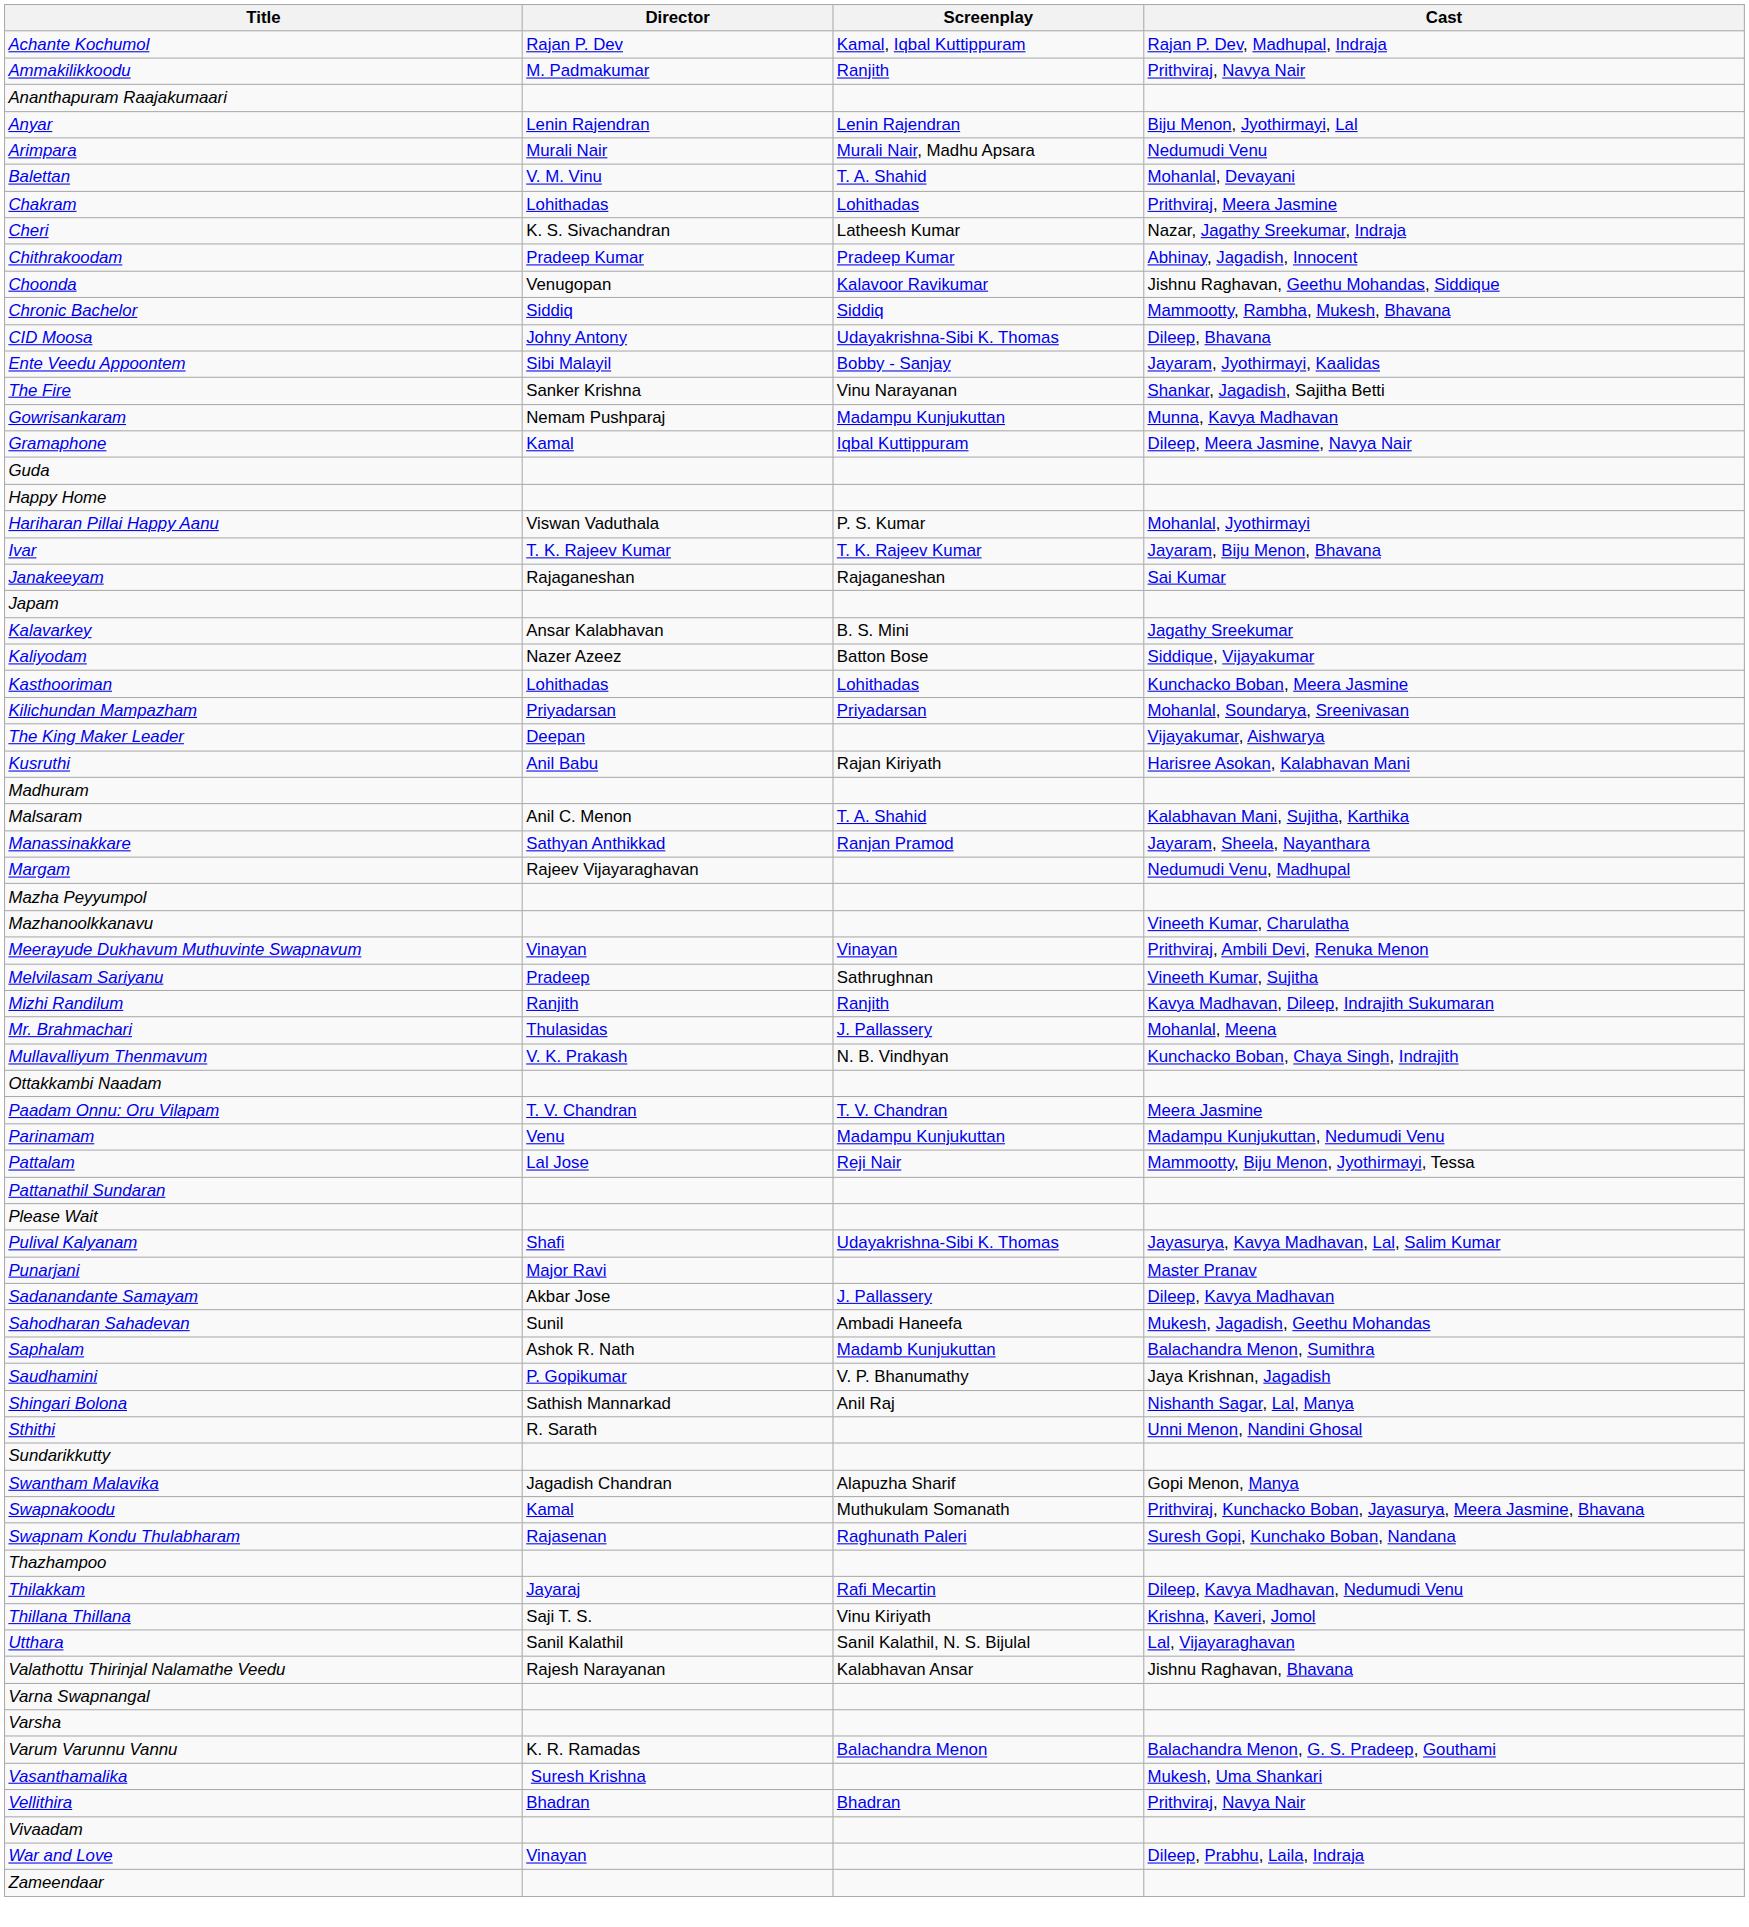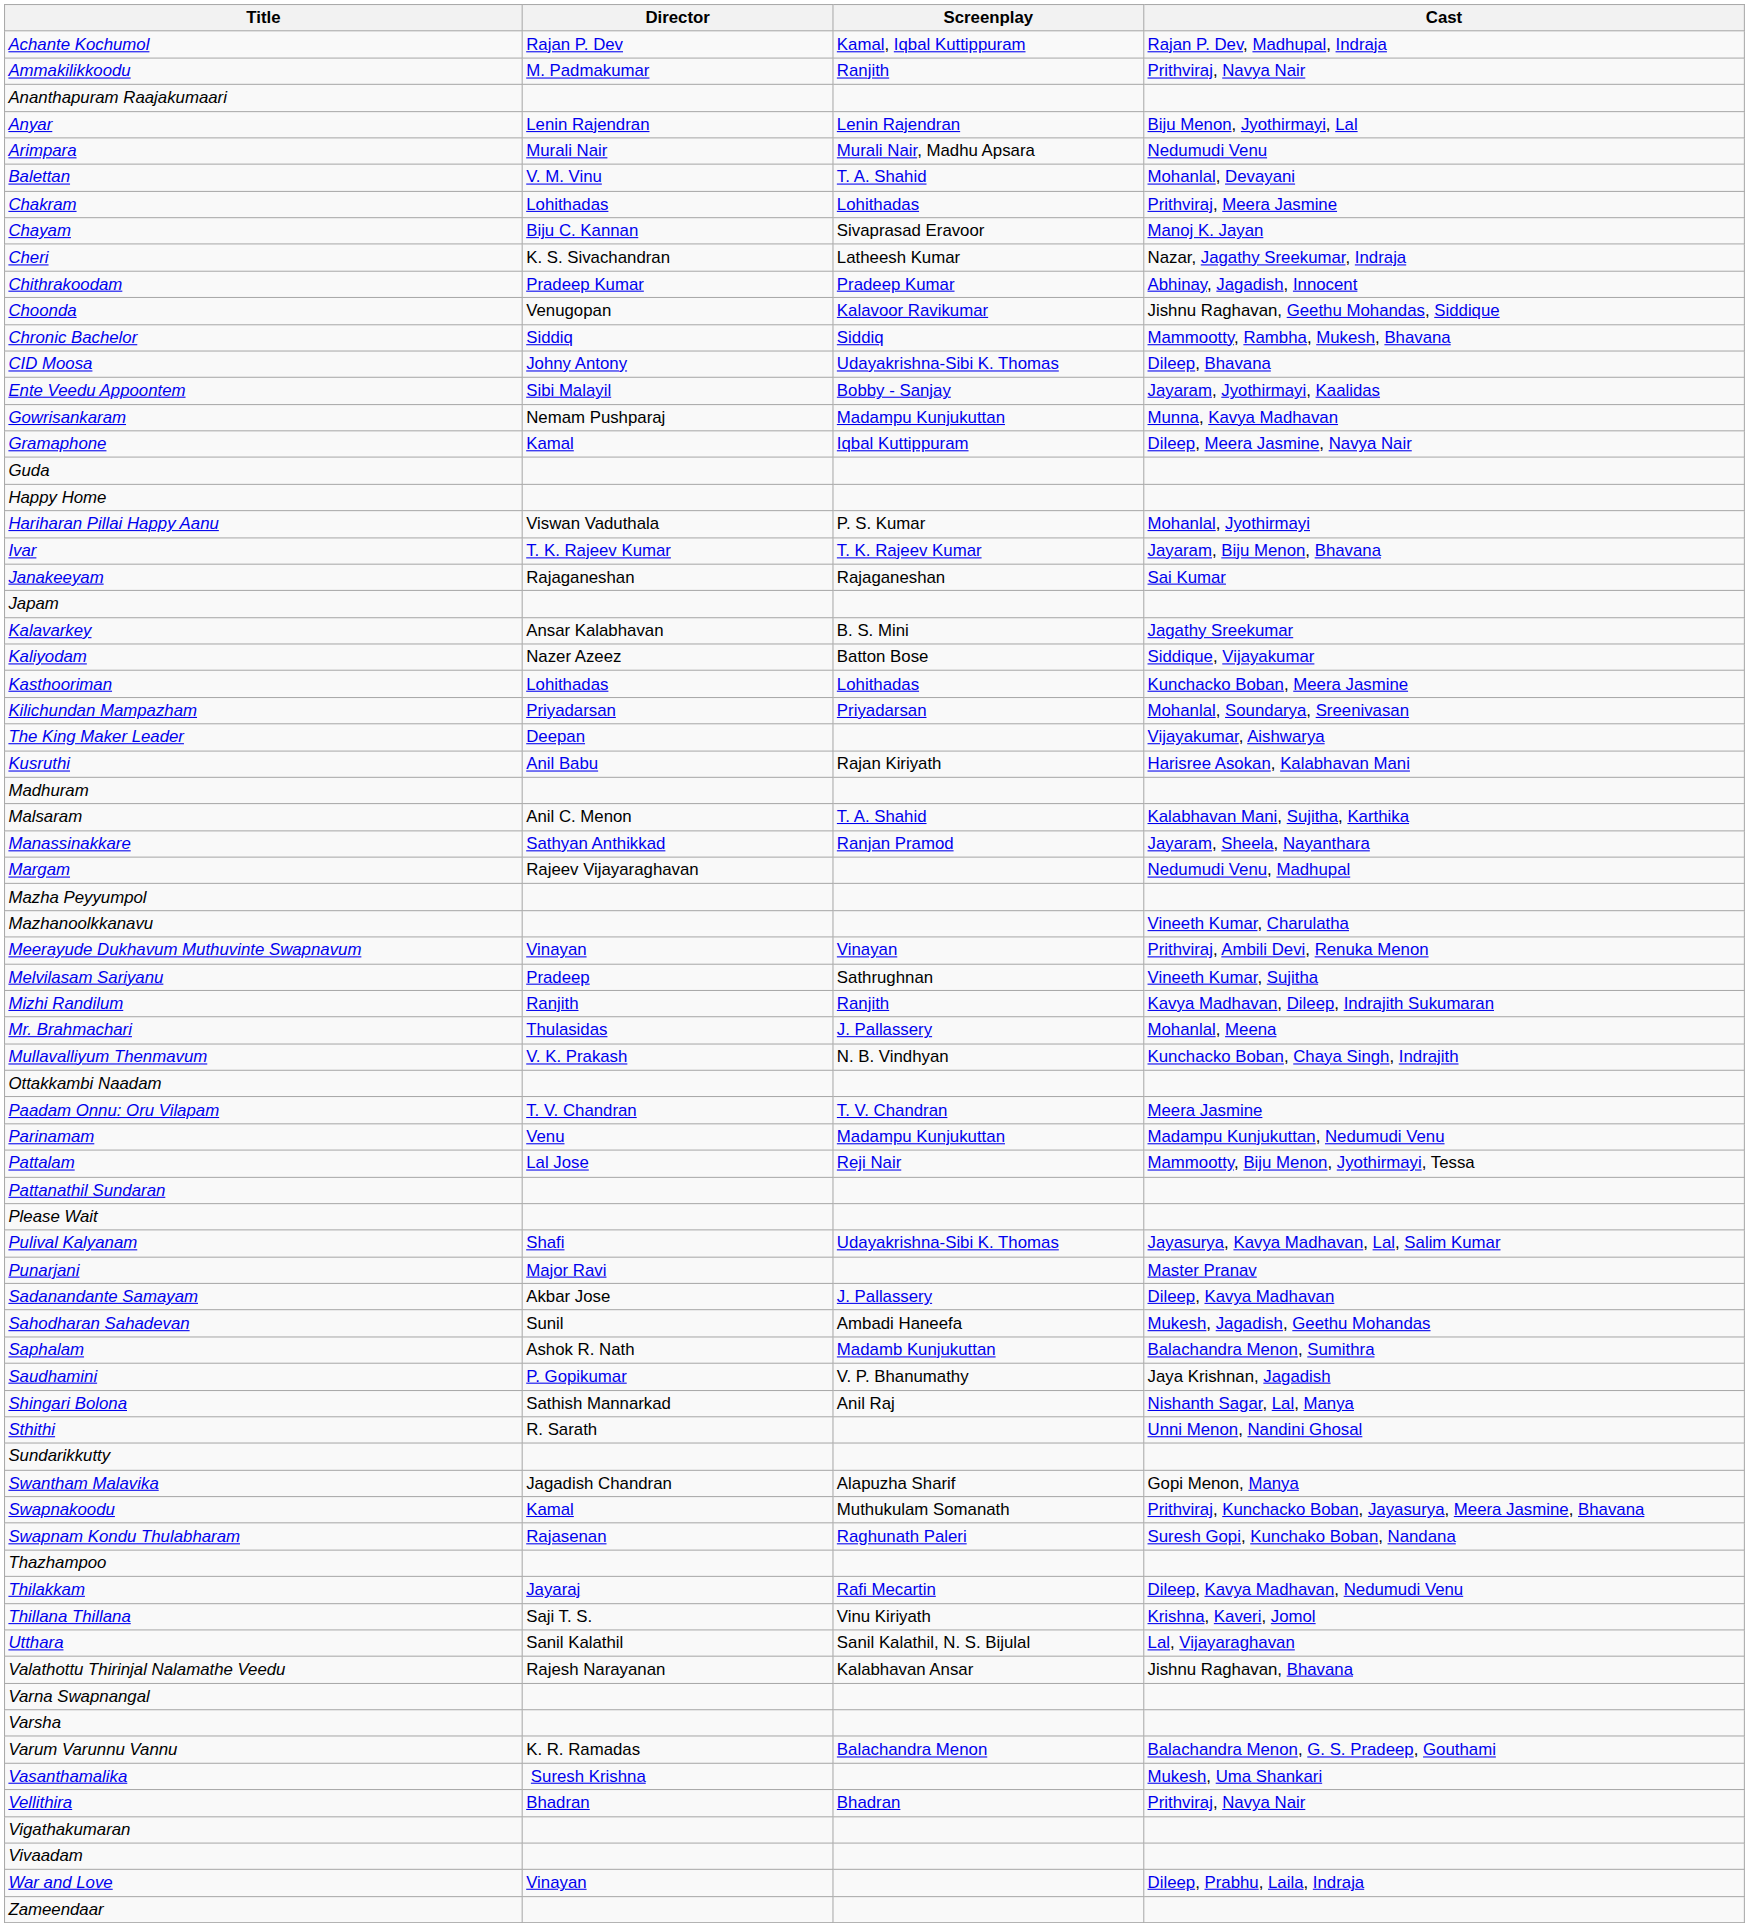+ row: (40, 230)
- row: (40, 390)
+ row: (69, 1829)
